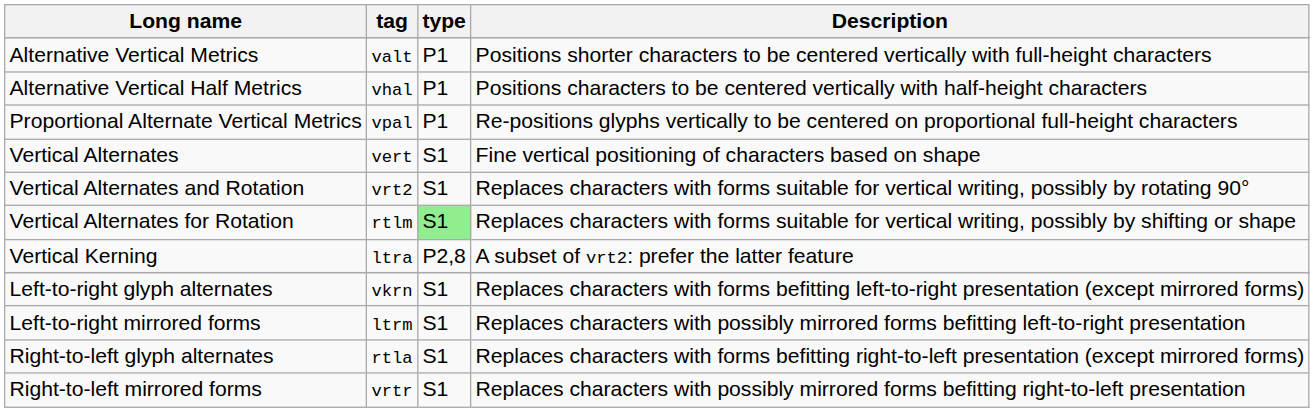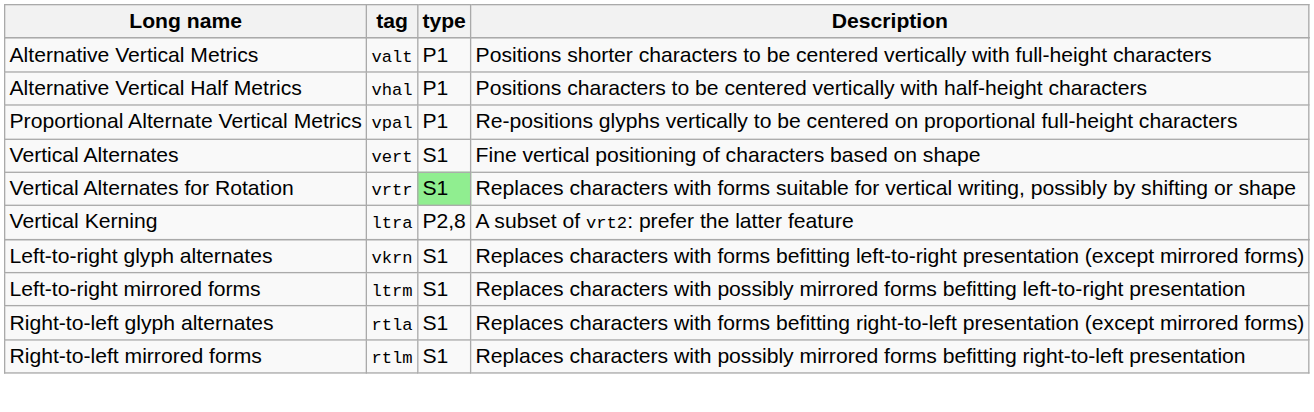- row: (157, 188)
(392, 224) rtlm -> (392, 191) vrtr
(392, 392) vrtr -> (392, 358) rtlm
